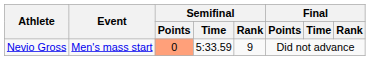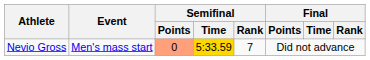(214, 47) no background -> (214, 47) gold background
(250, 47) 9 -> (250, 47) 7
